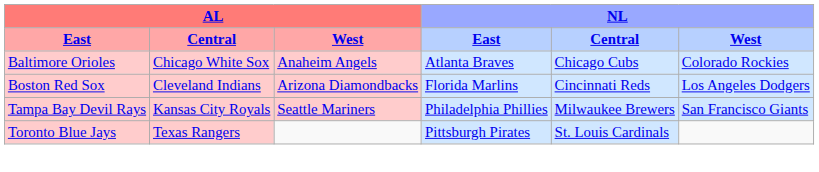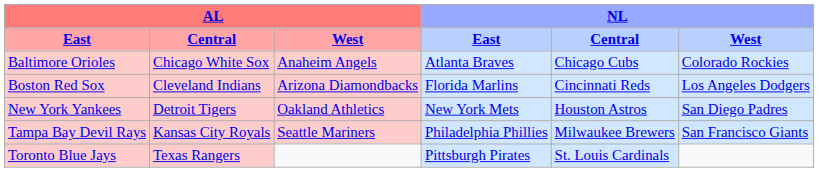+ row: (65, 109)
